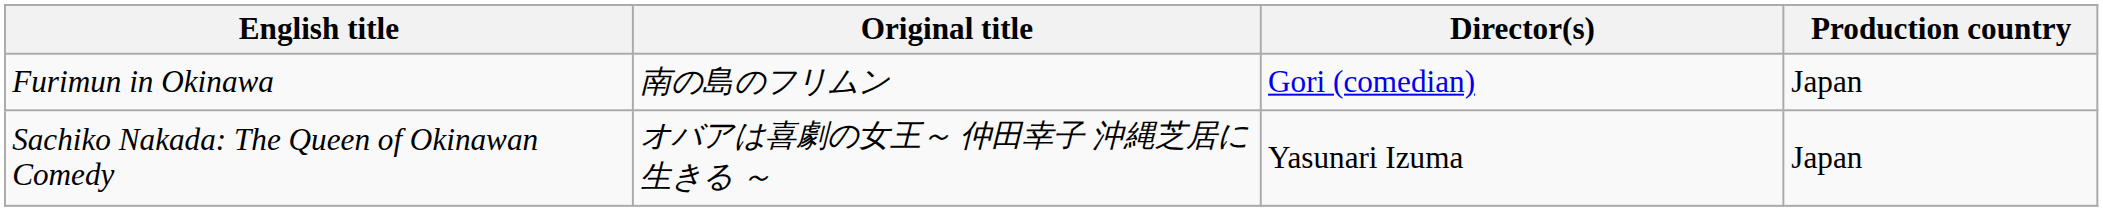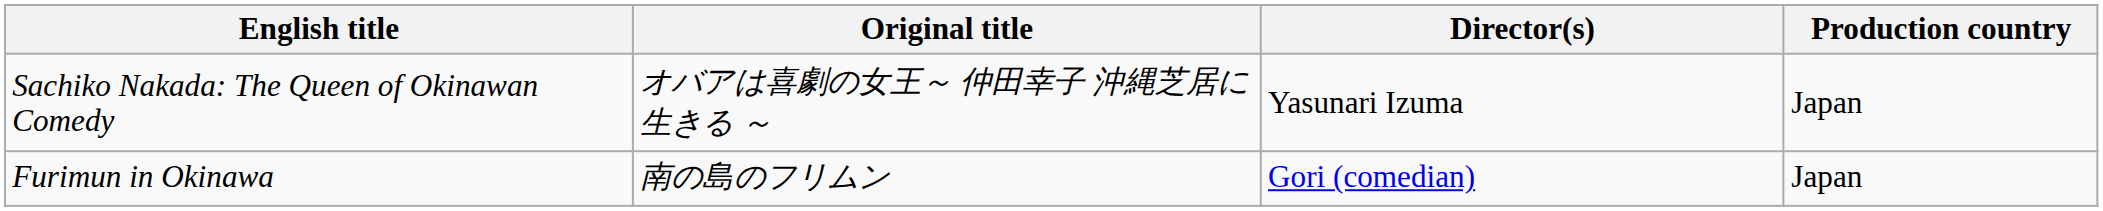rows swapped: (143, 81) <-> (275, 157)
